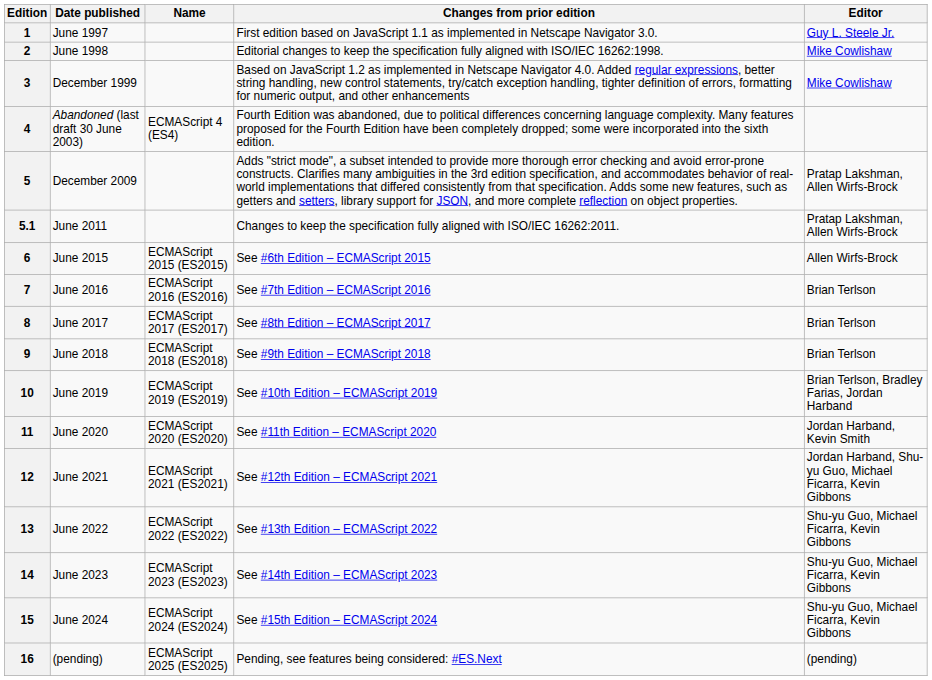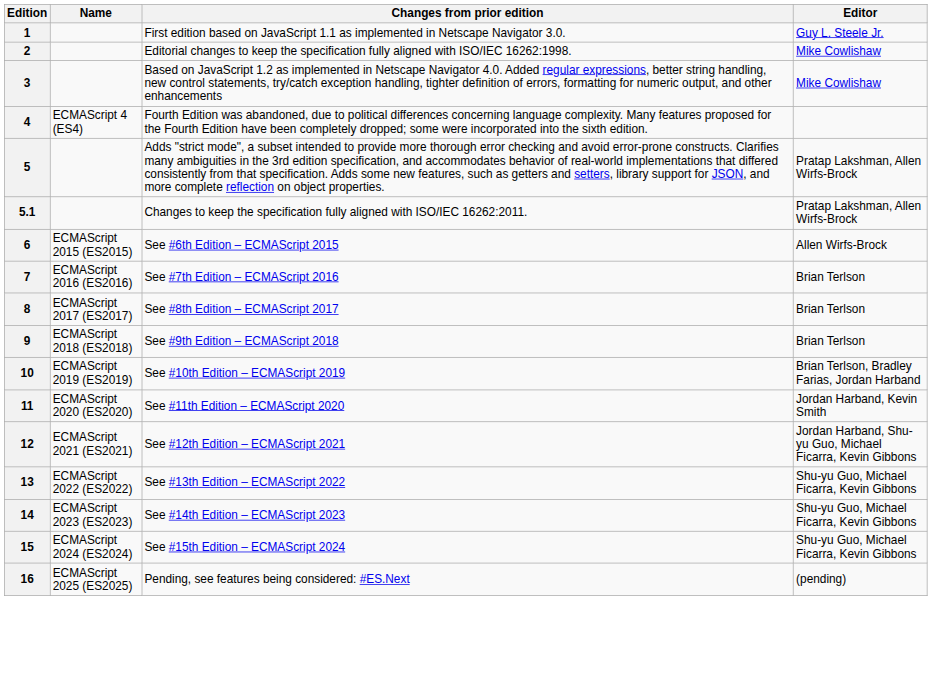- column: (98, 13)
